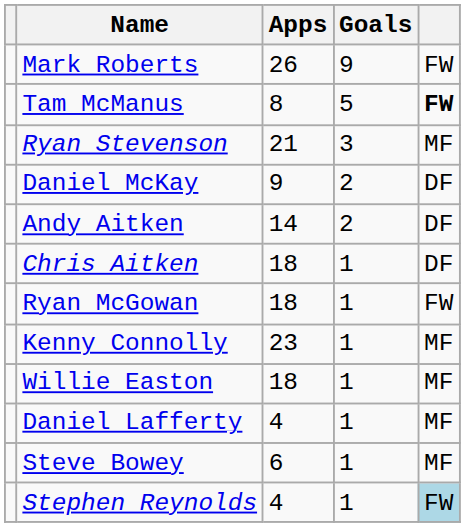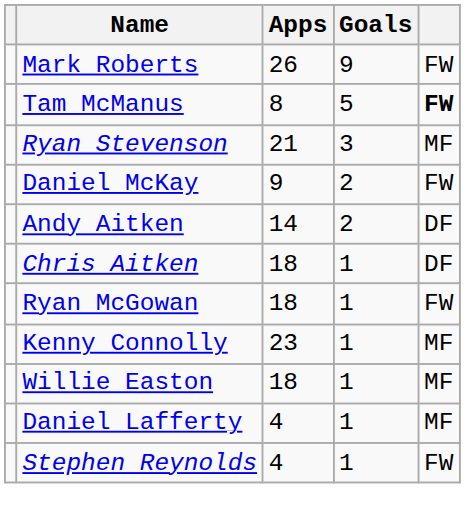(439, 184) DF -> (439, 184) FW
- row: (140, 463)
(439, 503) lightblue background -> (439, 463) no background
